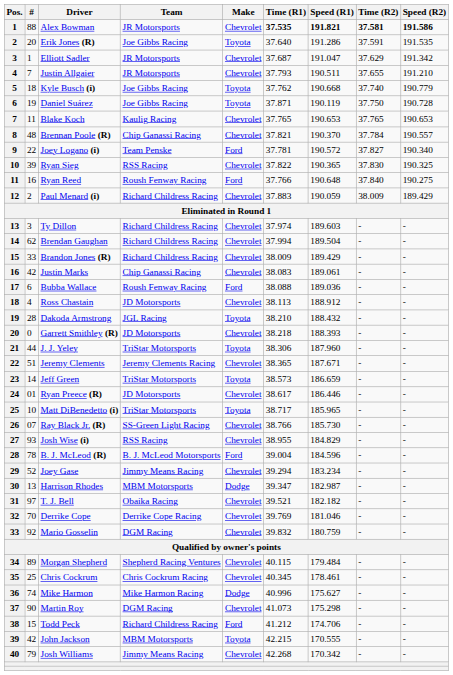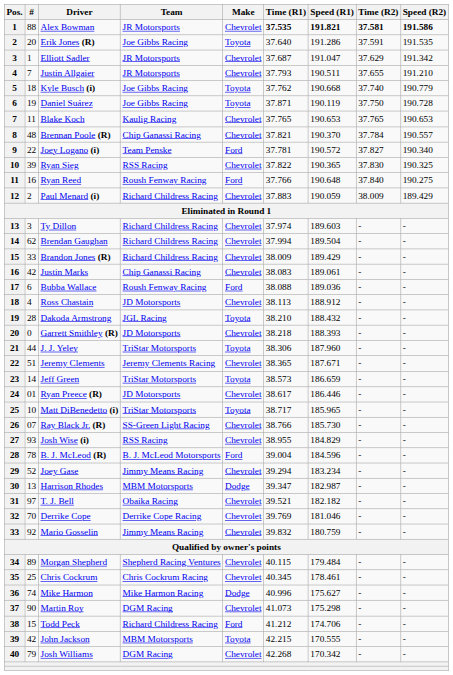(148, 532) DGM Racing -> (163, 532) Jimmy Means Racing
(163, 654) Jimmy Means Racing -> (148, 654) DGM Racing
